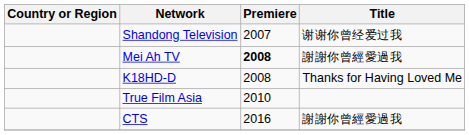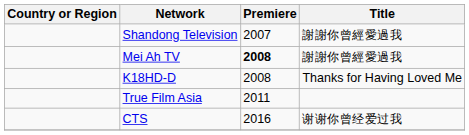(352, 34) 谢谢你曾经爱过我 -> (352, 34) 謝謝你曾經愛過我
(257, 98) 2010 -> (257, 98) 2011
(352, 118) 謝謝你曾經愛過我 -> (352, 118) 谢谢你曾经爱过我
